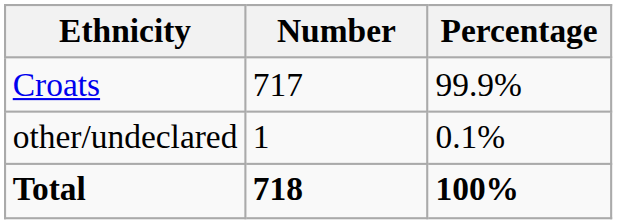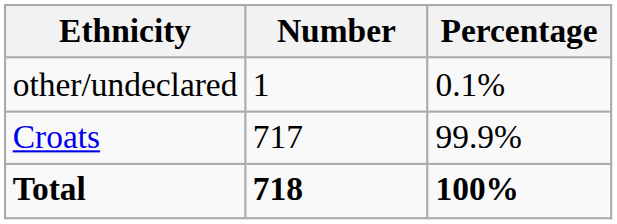rows swapped: (56, 84) <-> (125, 137)
